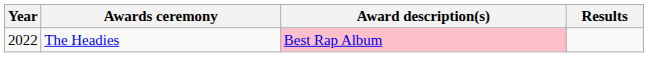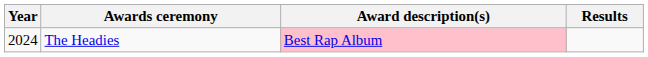(23, 39) 2022 -> (23, 39) 2024
